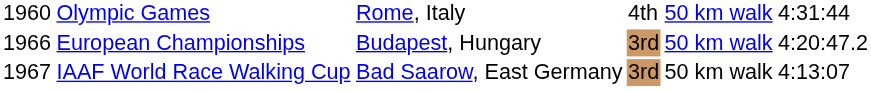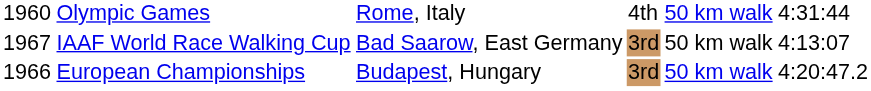rows swapped: (181, 42) <-> (204, 72)
